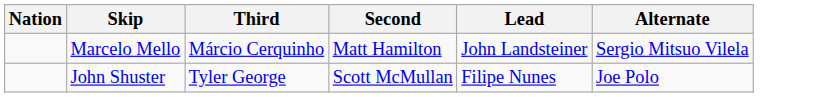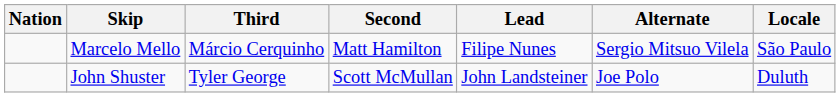+ column: (794, 19)
(524, 48) John Landsteiner -> (509, 48) Filipe Nunes
(509, 77) Filipe Nunes -> (524, 77) John Landsteiner
